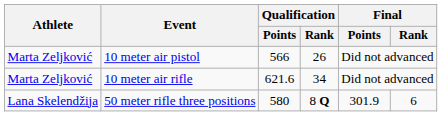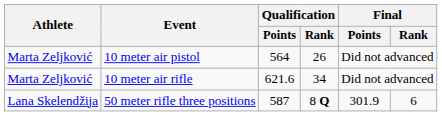(280, 57) 566 -> (280, 57) 564
(280, 100) 580 -> (280, 100) 587
